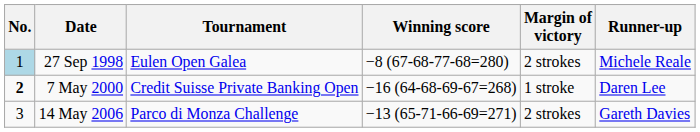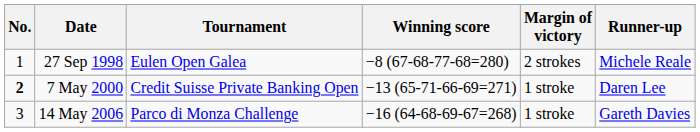(20, 62) lightblue background -> (20, 62) no background
(441, 88) −16 (64-68-69-67=268) -> (441, 88) −13 (65-71-66-69=271)
(441, 114) −13 (65-71-66-69=271) -> (441, 114) −16 (64-68-69-67=268)
(552, 114) 2 strokes -> (549, 114) 1 stroke
